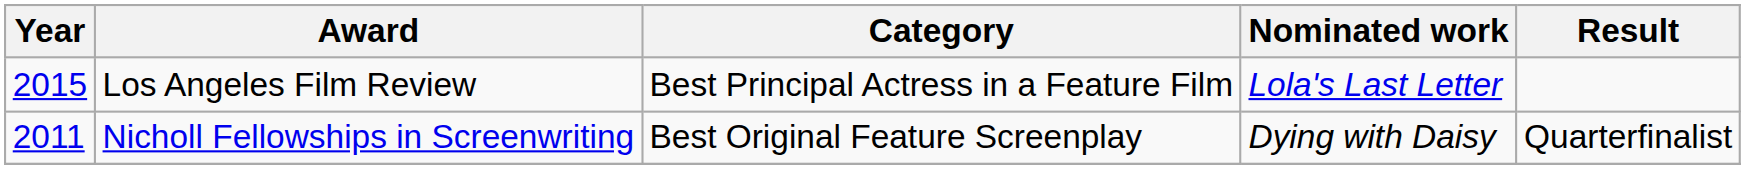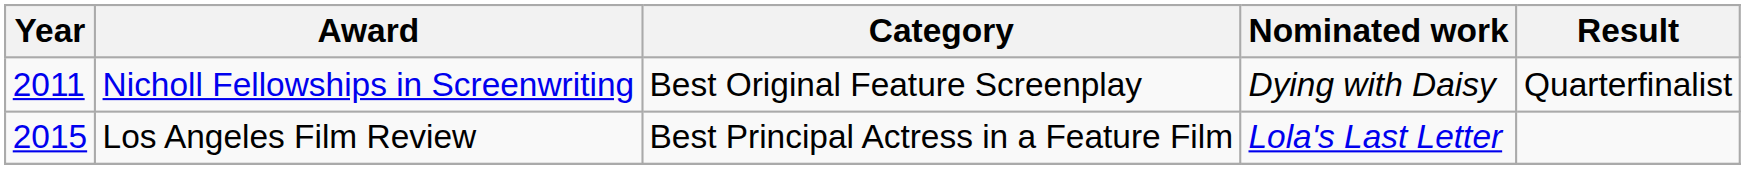rows swapped: (368, 137) <-> (289, 84)
